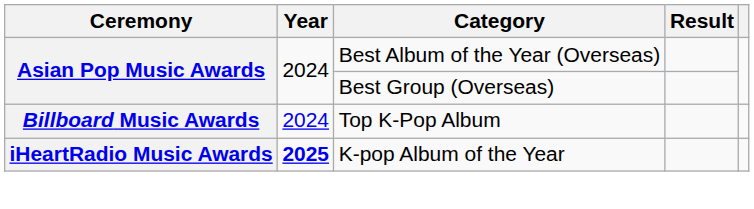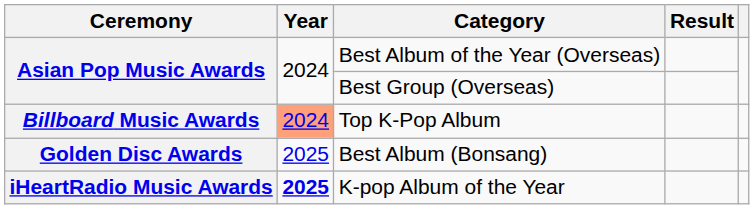(306, 120) no background -> (306, 120) lightsalmon background
+ row: (443, 154)
